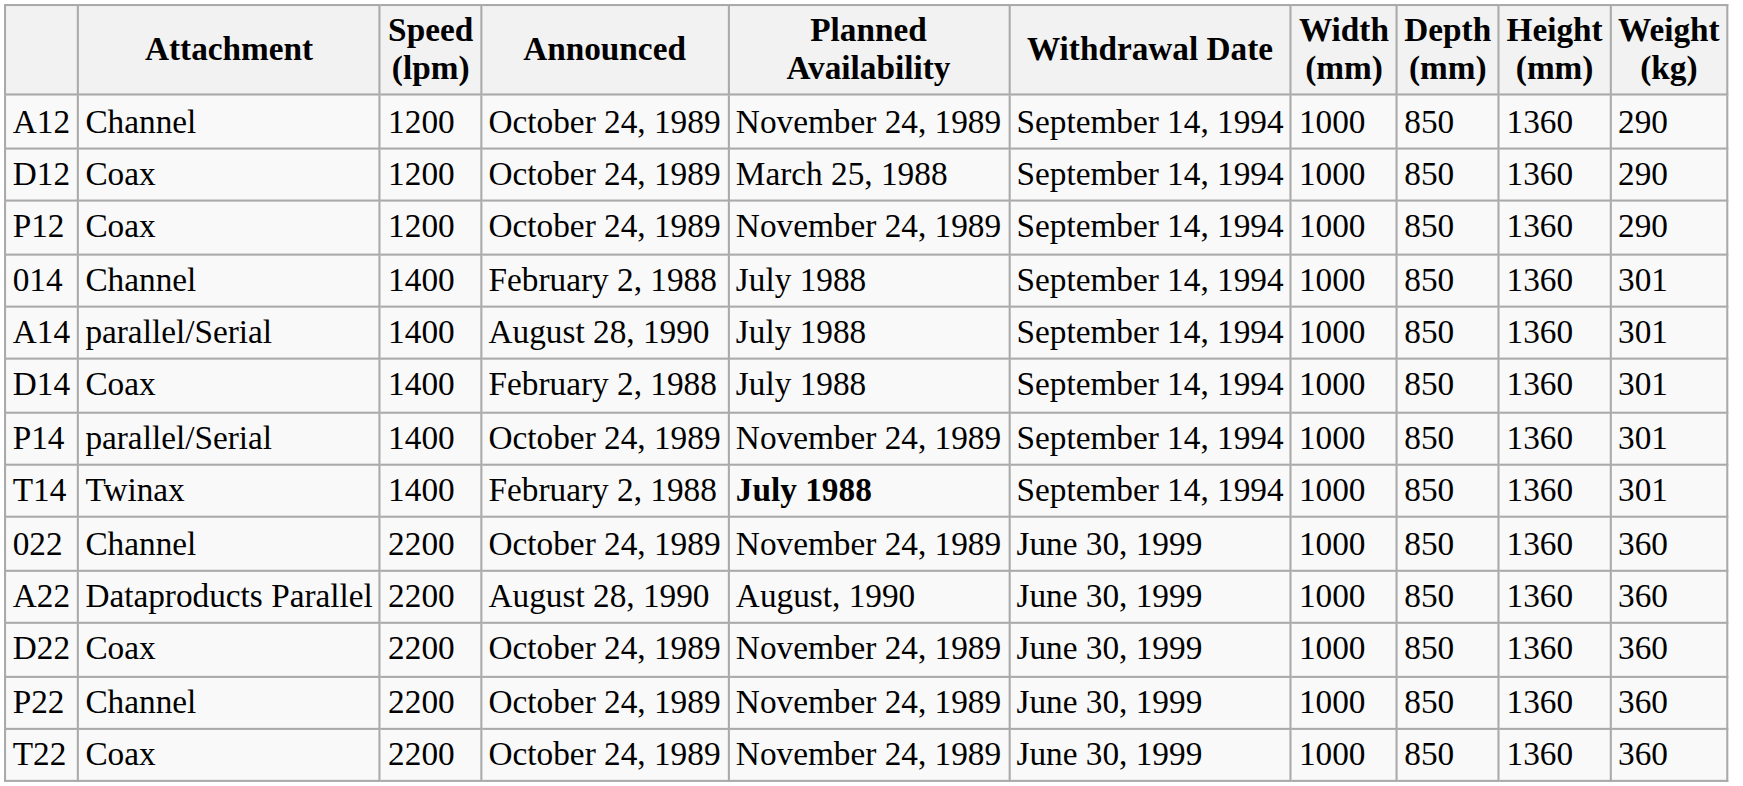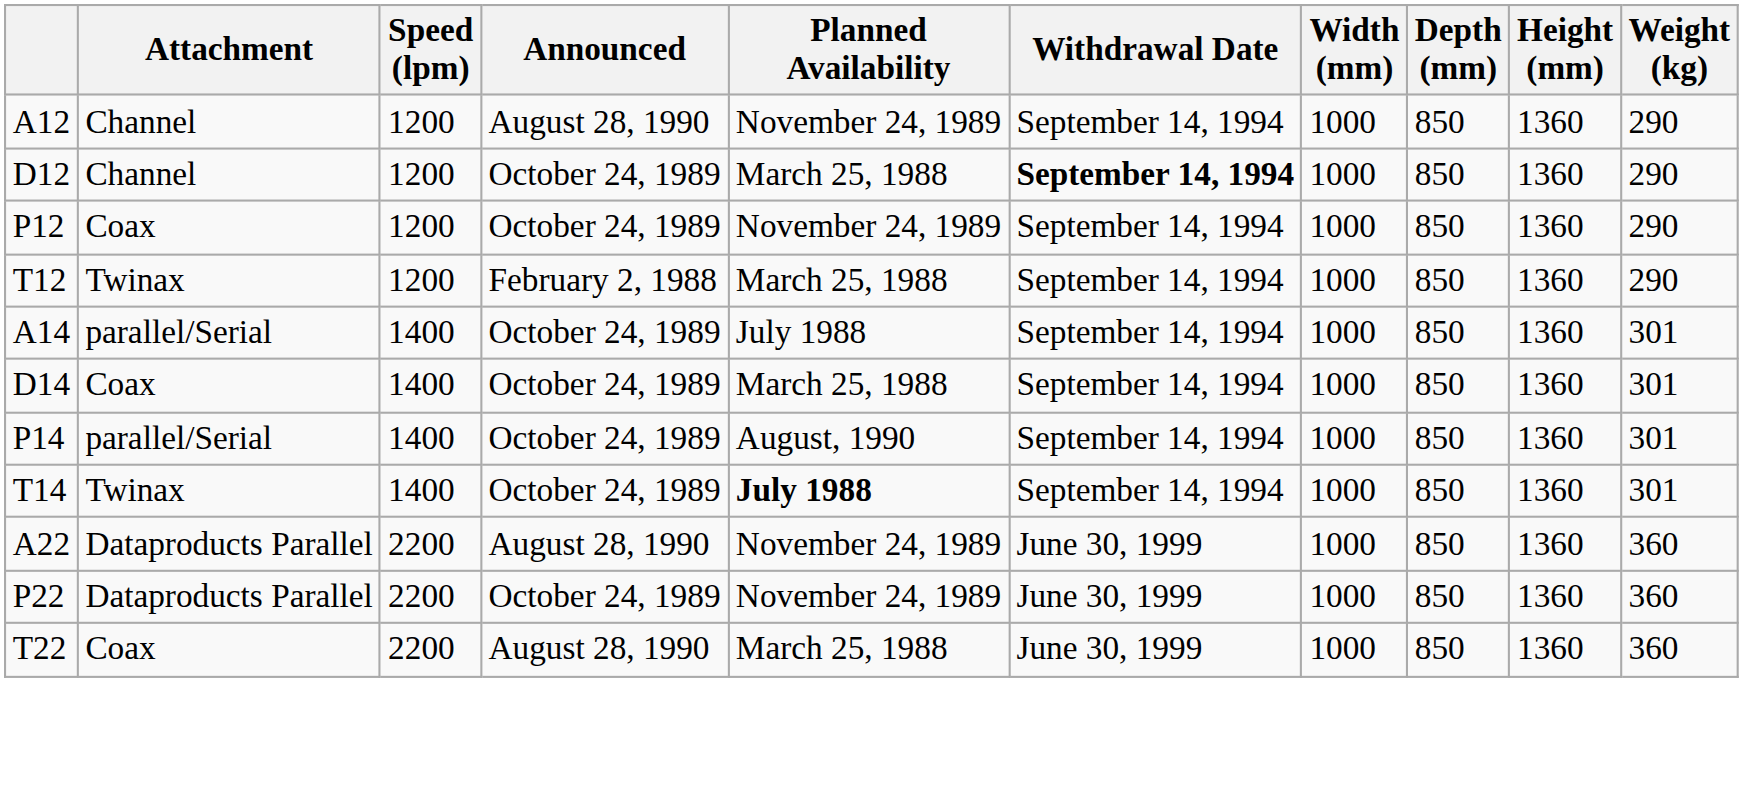(605, 121) October 24, 1989 -> (599, 121) August 28, 1990
(121, 173) Coax -> (141, 173) Channel
(1150, 173) normal -> (1155, 173) bold
+ row: (40, 279)
- row: (38, 279)
(599, 332) August 28, 1990 -> (605, 332) October 24, 1989
(603, 385) February 2, 1988 -> (605, 385) October 24, 1989
(801, 385) July 1988 -> (842, 385) March 25, 1988
(868, 437) November 24, 1989 -> (826, 437) August, 1990
(603, 490) February 2, 1988 -> (605, 490) October 24, 1989
- row: (38, 543)
(826, 596) August, 1990 -> (868, 543) November 24, 1989
- row: (41, 648)
(141, 701) Channel -> (229, 596) Dataproducts Parallel
(605, 754) October 24, 1989 -> (599, 648) August 28, 1990
(868, 754) November 24, 1989 -> (842, 648) March 25, 1988
